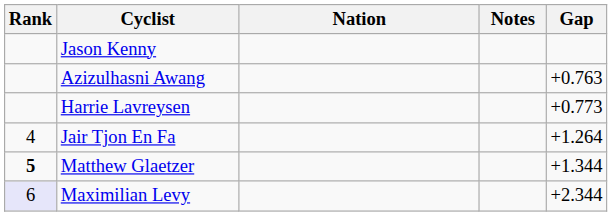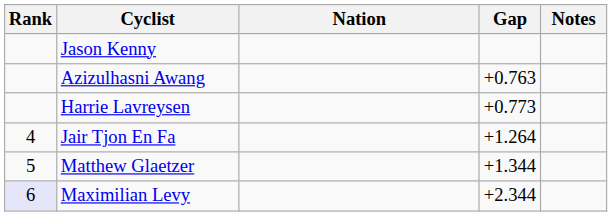columns swapped: (577, 19) <-> (513, 19)
(31, 166) bold -> (31, 166) normal
